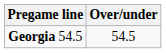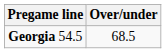(123, 36) 54.5 -> (123, 36) 68.5
